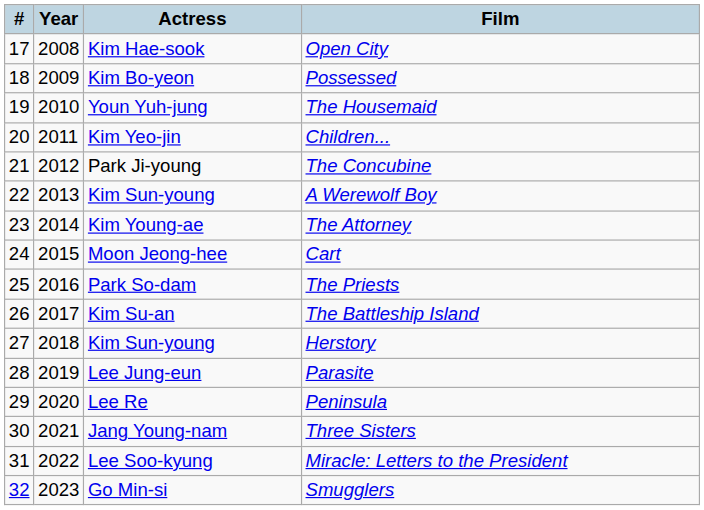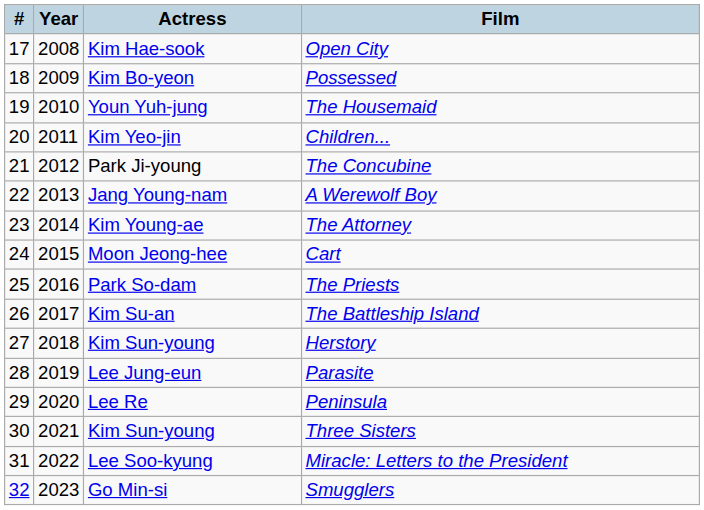(151, 195) Kim Sun-young -> (158, 195) Jang Young-nam
(158, 431) Jang Young-nam -> (151, 431) Kim Sun-young
